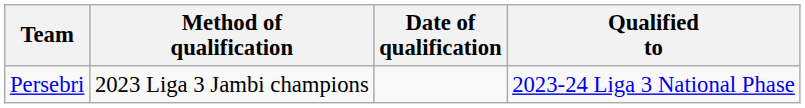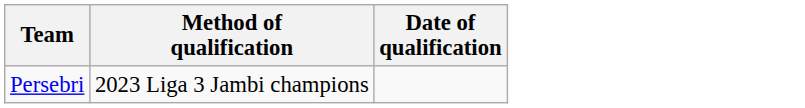- column: (653, 35)
